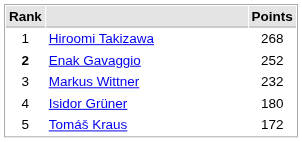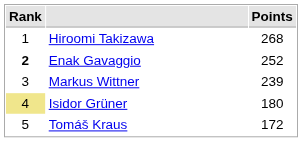(272, 82) 232 -> (272, 82) 239
(25, 103) no background -> (25, 103) khaki background
